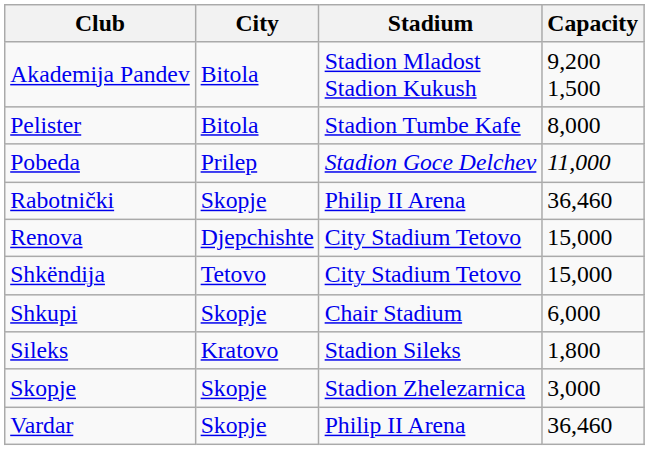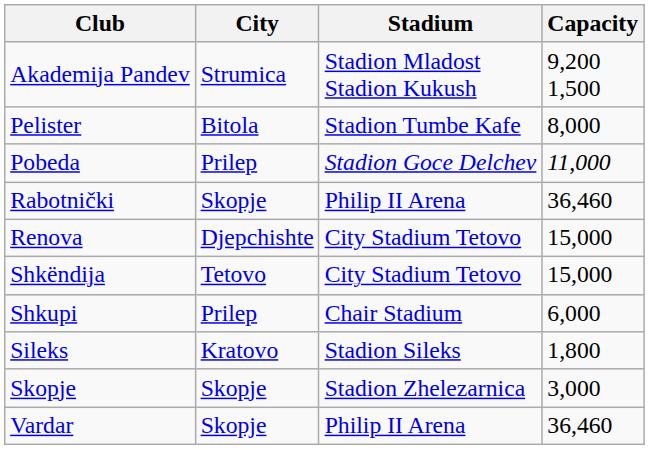(230, 74) Bitola -> (243, 74) Strumica
(234, 312) Skopje -> (229, 312) Prilep
